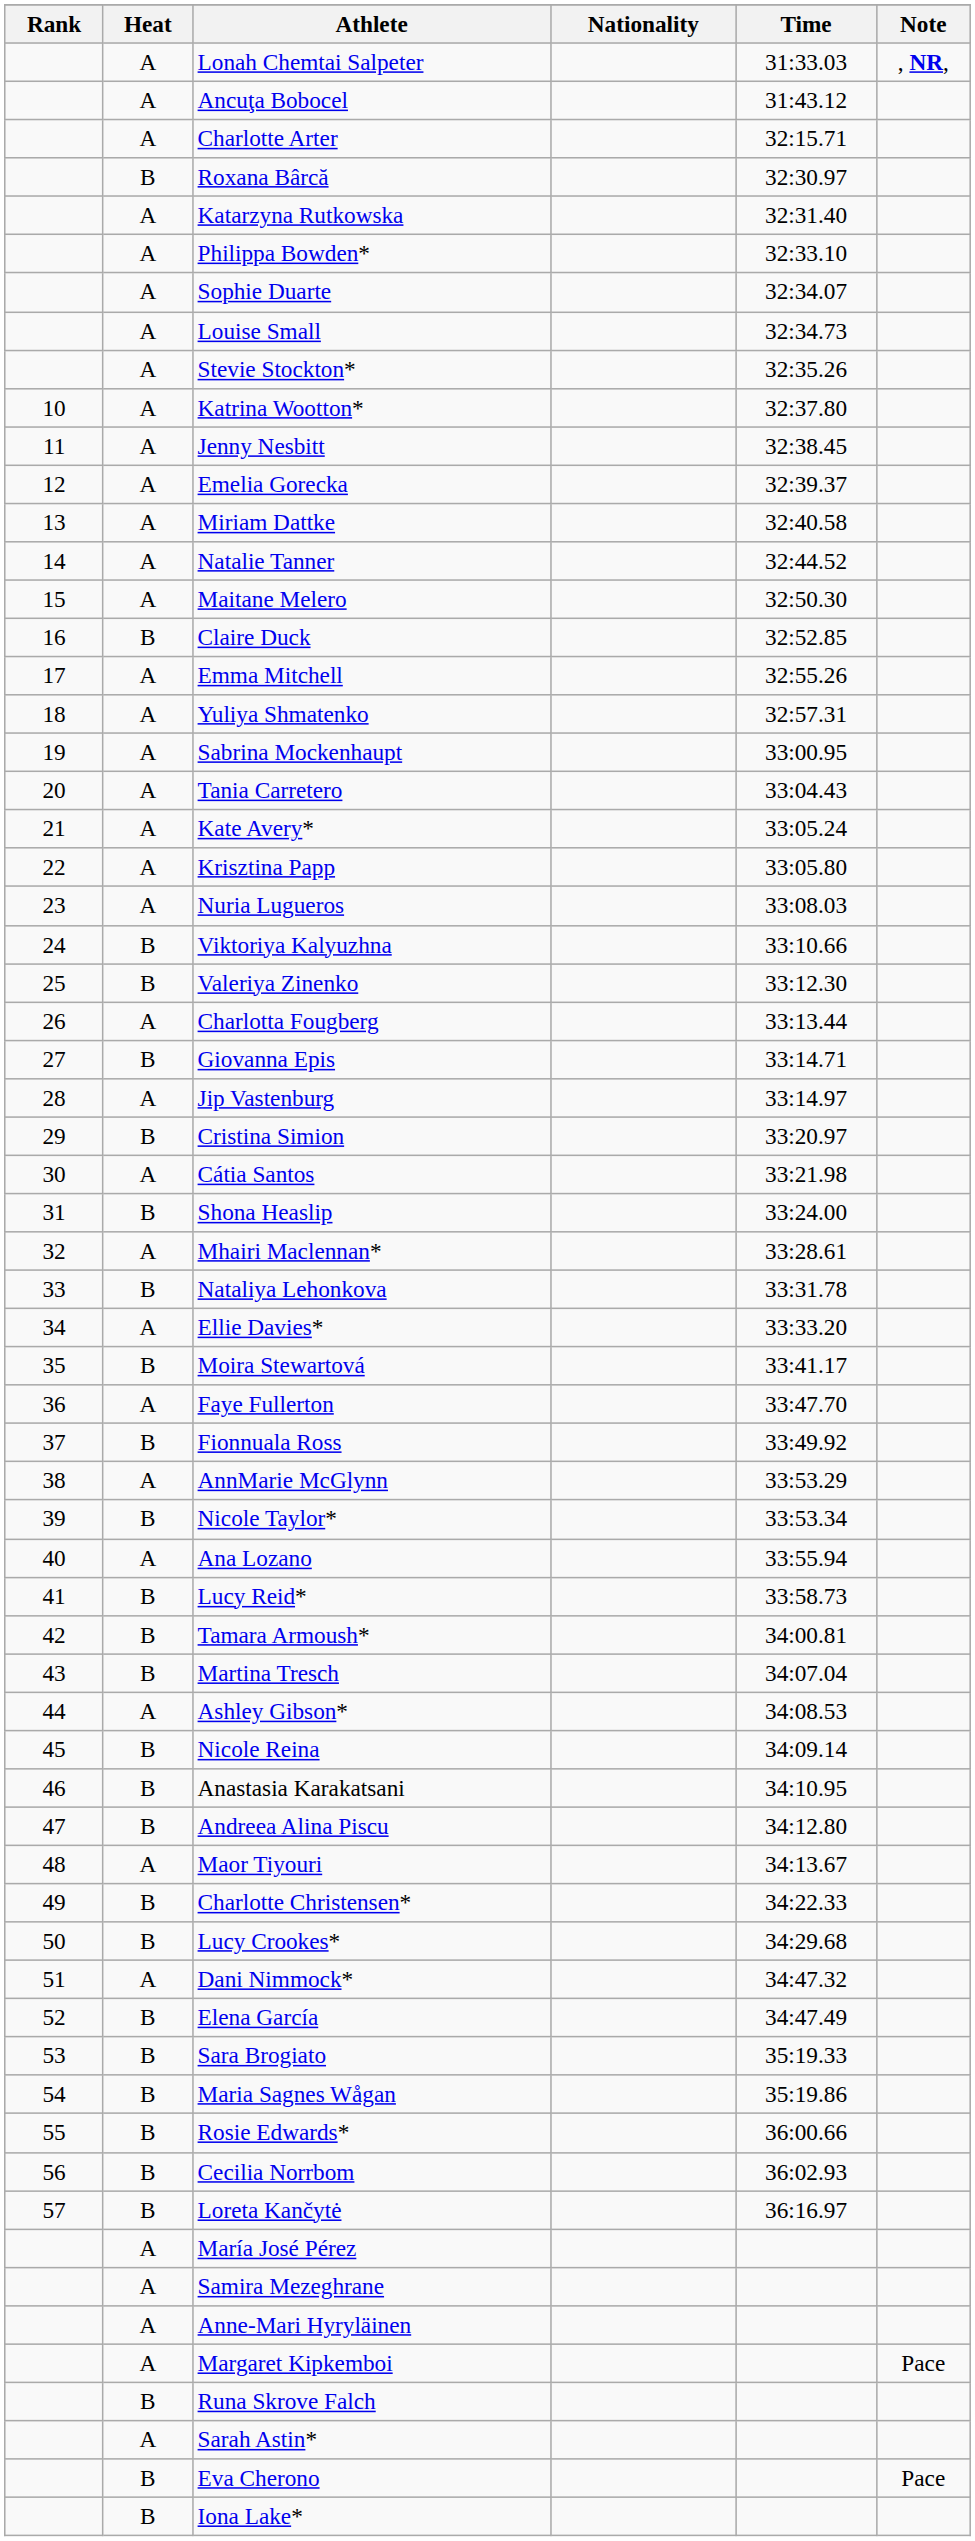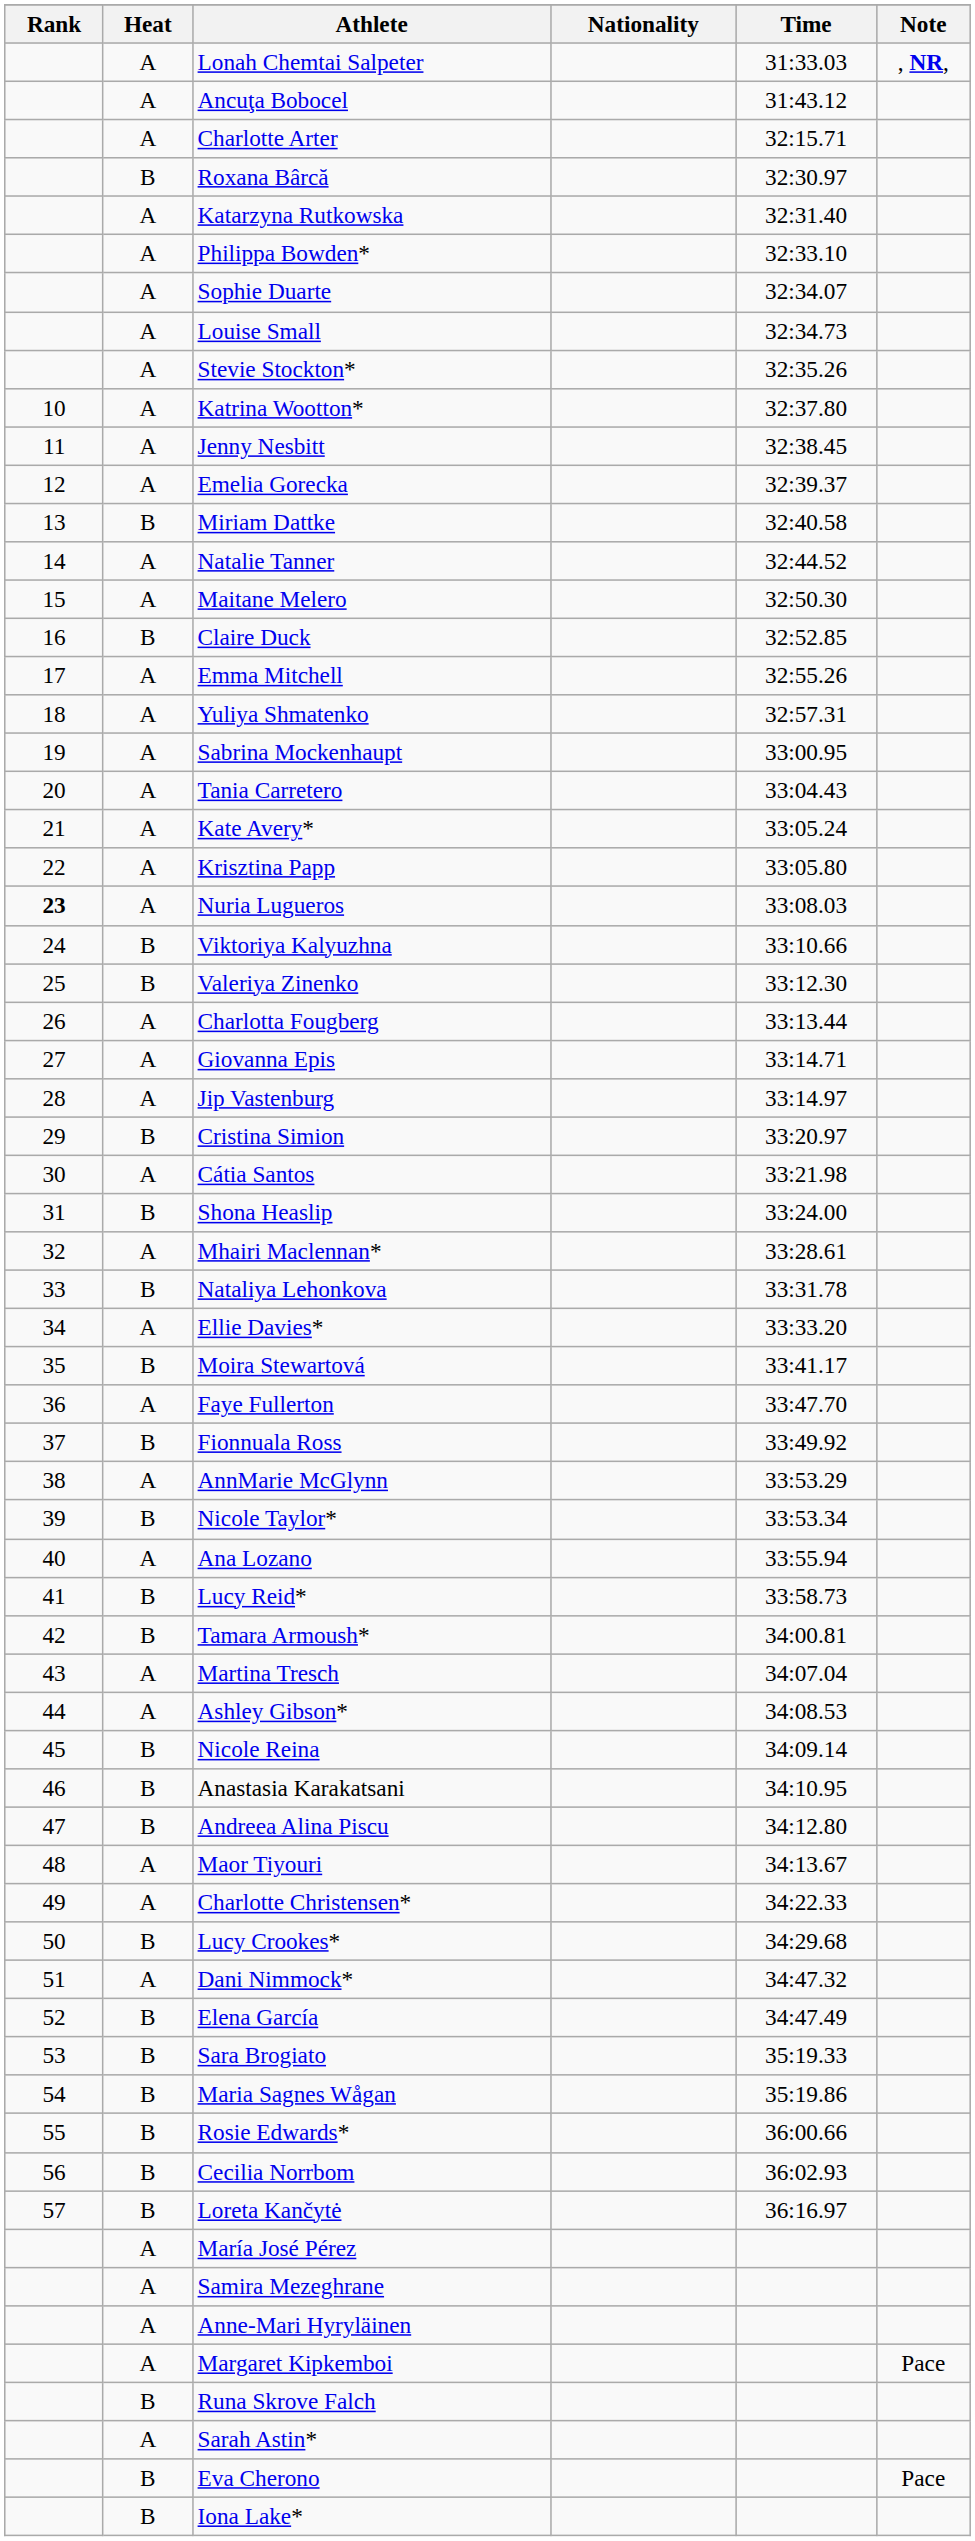(148, 522) A -> (148, 522) B
(54, 905) normal -> (54, 905) bold
(148, 1059) B -> (148, 1059) A
(148, 1672) B -> (148, 1672) A
(148, 1902) B -> (148, 1902) A
